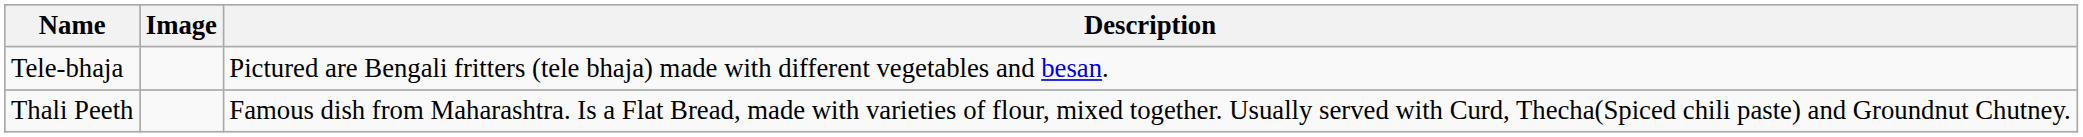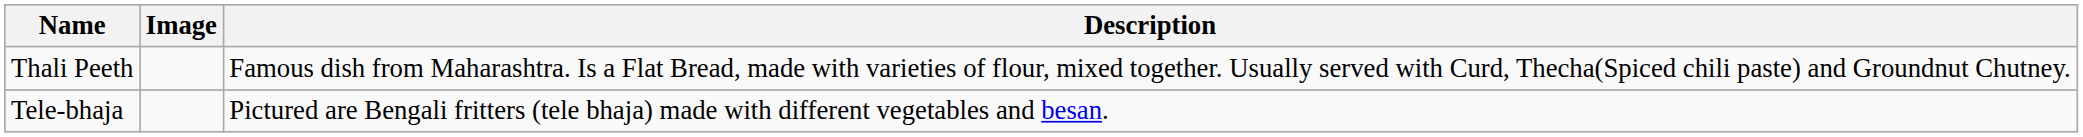rows swapped: (67, 68) <-> (72, 110)
